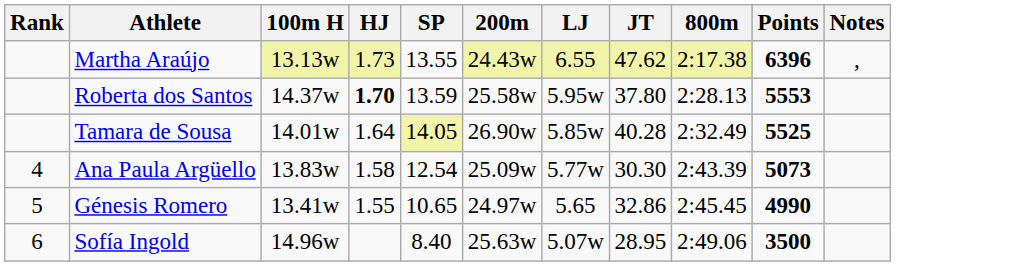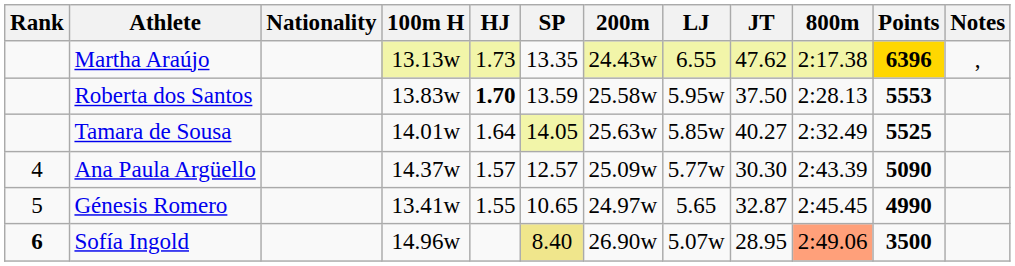+ column: (321, 22)
(431, 59) 13.55 -> (552, 59) 13.35
(788, 59) no background -> (909, 59) gold background
(305, 95) 14.37w -> (426, 95) 13.83w
(640, 95) 37.80 -> (761, 95) 37.50
(502, 132) 26.90w -> (623, 132) 25.63w
(640, 132) 40.28 -> (761, 132) 40.27
(305, 168) 13.83w -> (426, 168) 14.37w
(375, 168) 1.58 -> (495, 168) 1.57
(431, 168) 12.54 -> (552, 168) 12.57
(788, 168) 5073 -> (909, 168) 5090
(640, 205) 32.86 -> (761, 205) 32.87
(37, 242) normal -> (37, 242) bold
(431, 242) no background -> (552, 242) khaki background
(502, 242) 25.63w -> (623, 242) 26.90w
(712, 242) no background -> (833, 242) lightsalmon background
